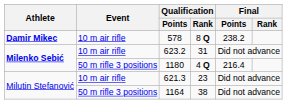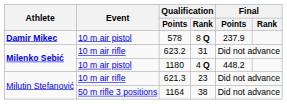(102, 38) 10 m air rifle -> (105, 38) 10 m air pistol
(234, 38) 238.2 -> (234, 38) 237.9
(118, 65) 50 m rifle 3 positions -> (105, 65) 10 m air pistol
(234, 65) 216.4 -> (234, 65) 448.2
